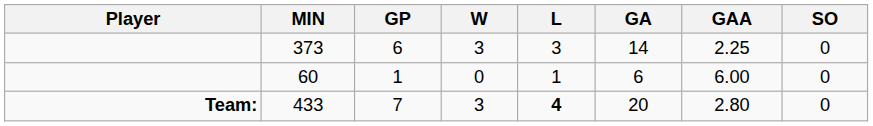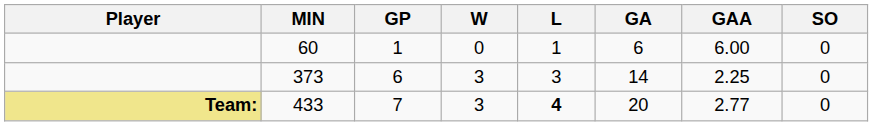rows swapped: (308, 47) <-> (308, 76)
(231, 105) no background -> (231, 105) khaki background
(732, 105) 2.80 -> (732, 105) 2.77
